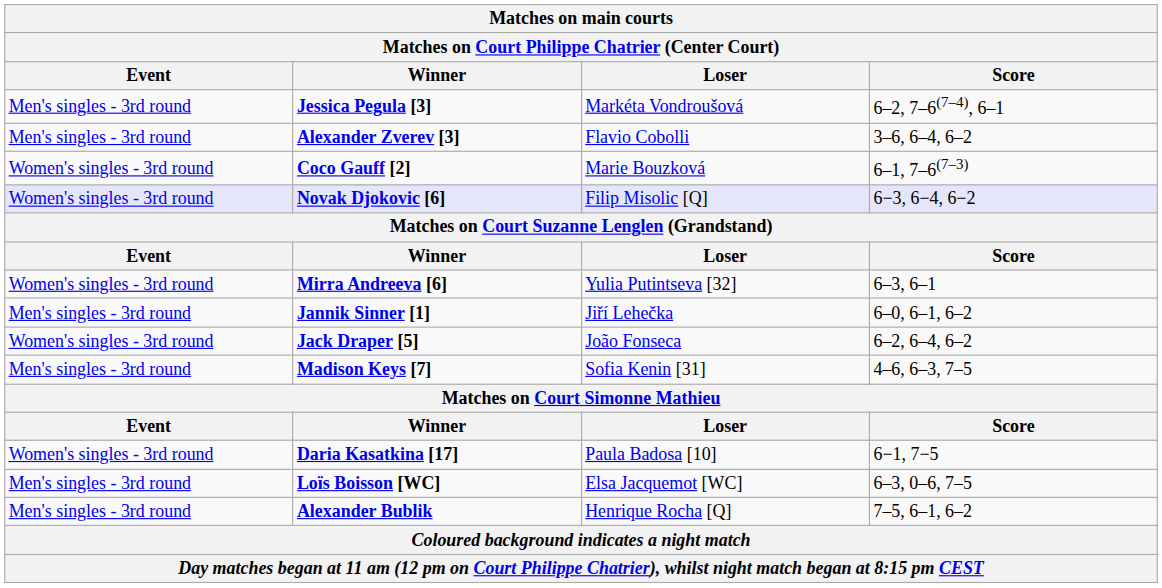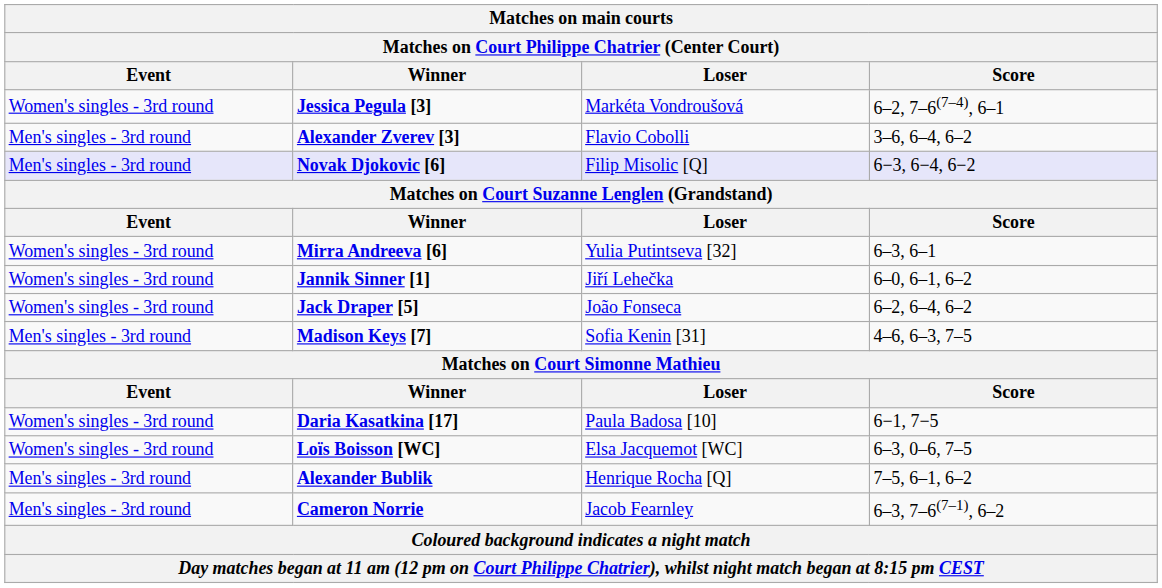(100, 106) Men's singles - 3rd round -> (111, 106) Women's singles - 3rd round
- row: (354, 168)
(111, 198) Women's singles - 3rd round -> (100, 165) Men's singles - 3rd round
(100, 312) Men's singles - 3rd round -> (111, 279) Women's singles - 3rd round
(100, 483) Men's singles - 3rd round -> (111, 449) Women's singles - 3rd round
+ row: (360, 509)
